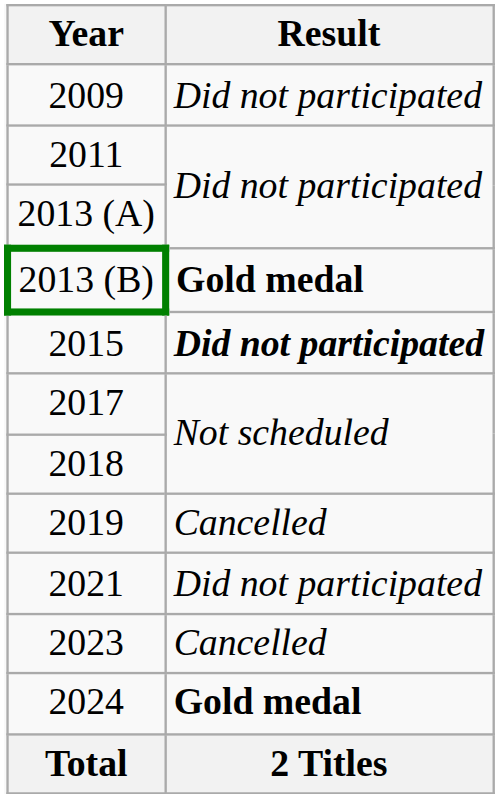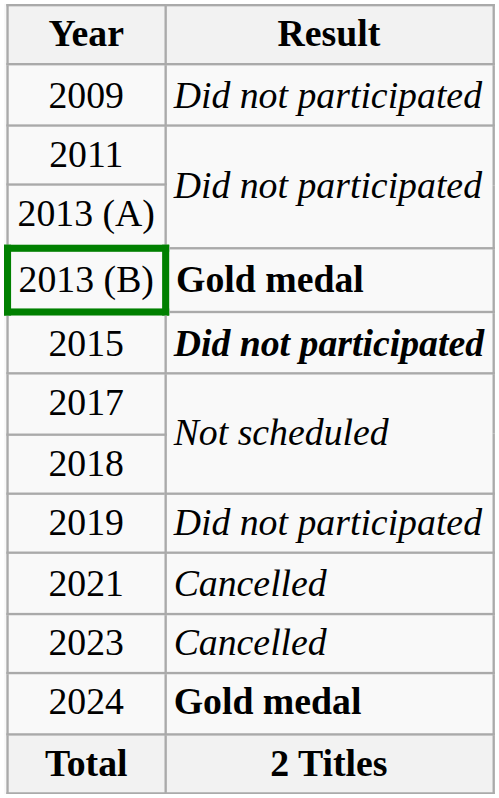(250, 522) Cancelled -> (328, 522) Did not participated
(328, 582) Did not participated -> (250, 582) Cancelled
